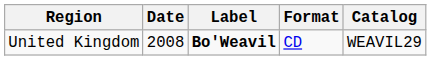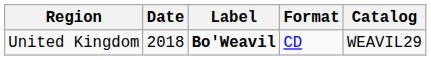(166, 43) 2008 -> (166, 43) 2018
